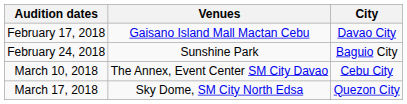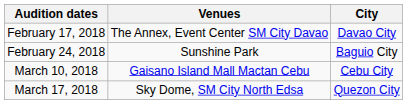(219, 33) Gaisano Island Mall Mactan Cebu -> (219, 33) The Annex, Event Center SM City Davao
(219, 71) The Annex, Event Center SM City Davao -> (219, 71) Gaisano Island Mall Mactan Cebu
